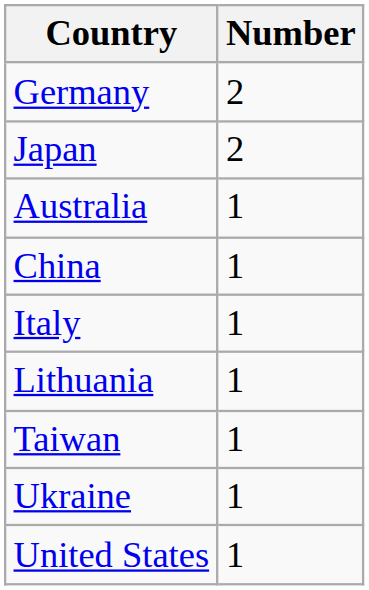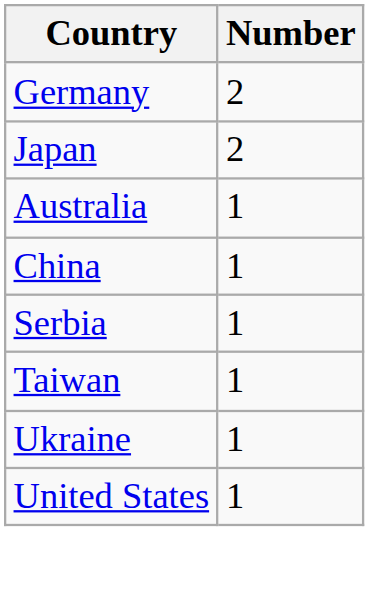- row: (47, 322)
- row: (83, 380)
+ row: (60, 322)
